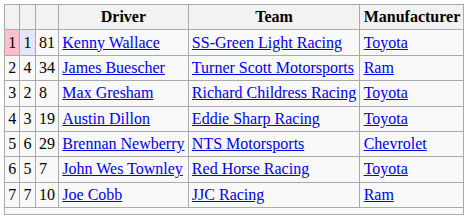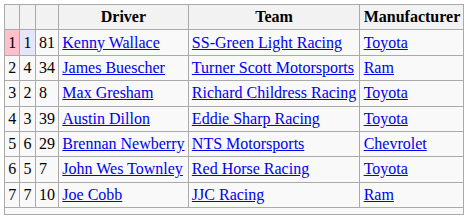(47, 118) 19 -> (47, 118) 39
